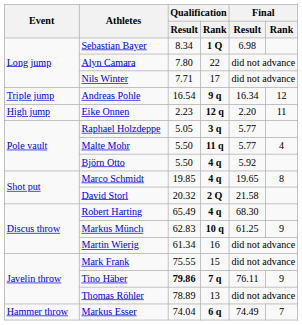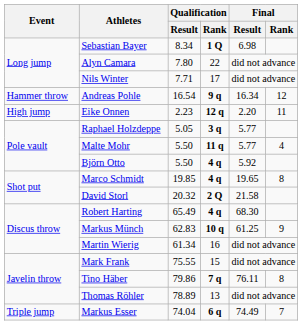(30, 96) Triple jump -> (37, 96) Hammer throw
(184, 279) bold -> (184, 279) normal
(282, 279) 9 -> (282, 279) 8
(37, 312) Hammer throw -> (30, 312) Triple jump
